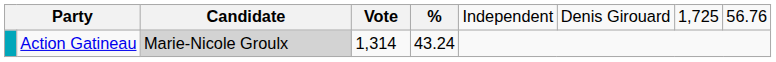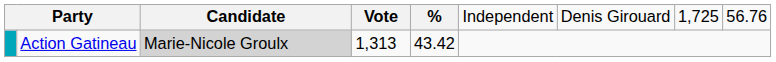(376, 43) 1,314 -> (376, 43) 1,313
(434, 43) 43.24 -> (434, 43) 43.42
